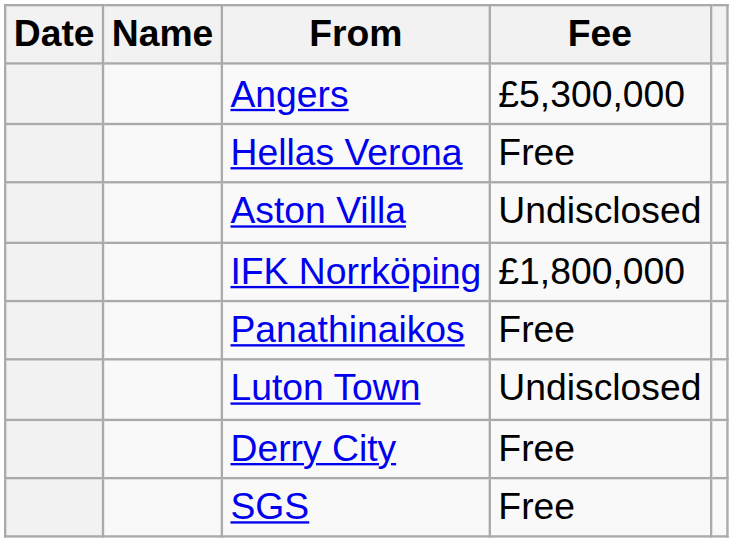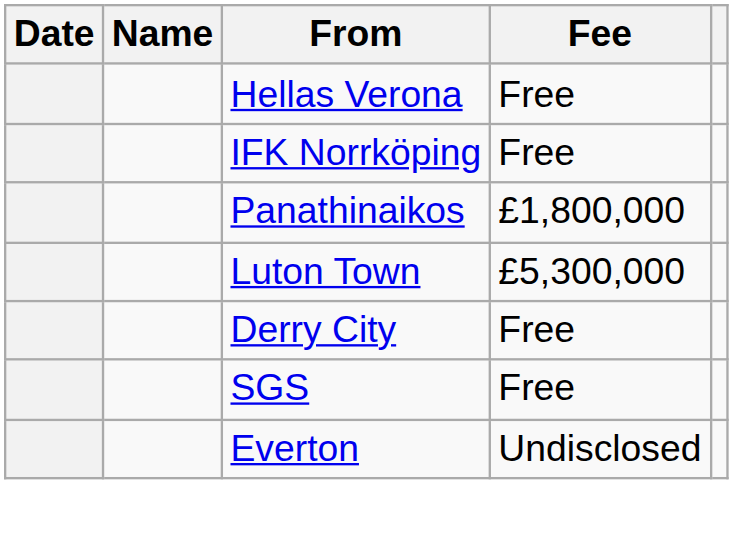- row: (290, 93)
- row: (318, 211)
(592, 270) £1,800,000 -> (537, 152) Free
(537, 329) Free -> (592, 211) £1,800,000
(600, 388) Undisclosed -> (592, 270) £5,300,000
+ row: (295, 447)
